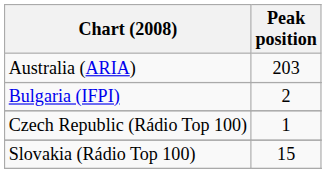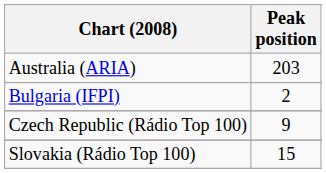(286, 125) 1 -> (286, 125) 9
